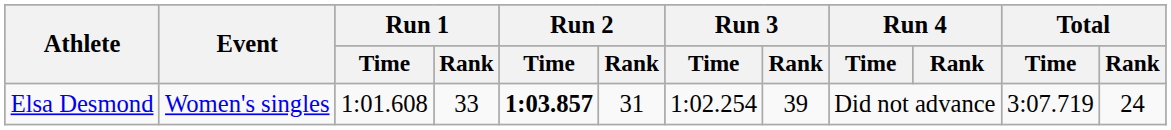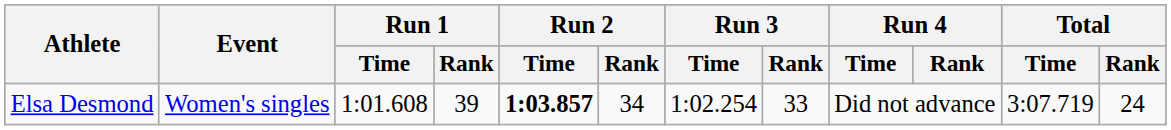(466, 104) 33 -> (466, 104) 39
(632, 104) 31 -> (632, 104) 34
(796, 104) 39 -> (796, 104) 33
